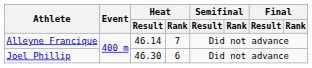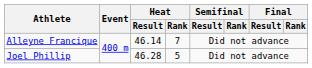(148, 55) 46.30 -> (148, 55) 46.28
(178, 55) 6 -> (178, 55) 5
